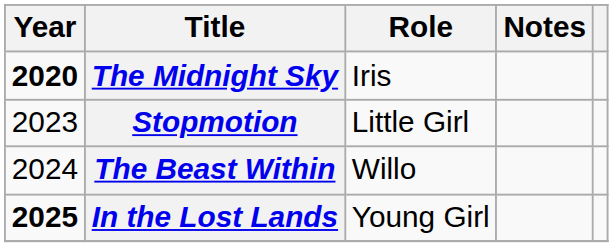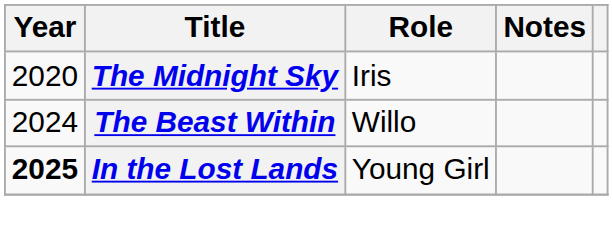(45, 75) bold -> (45, 75) normal
- row: (215, 122)
